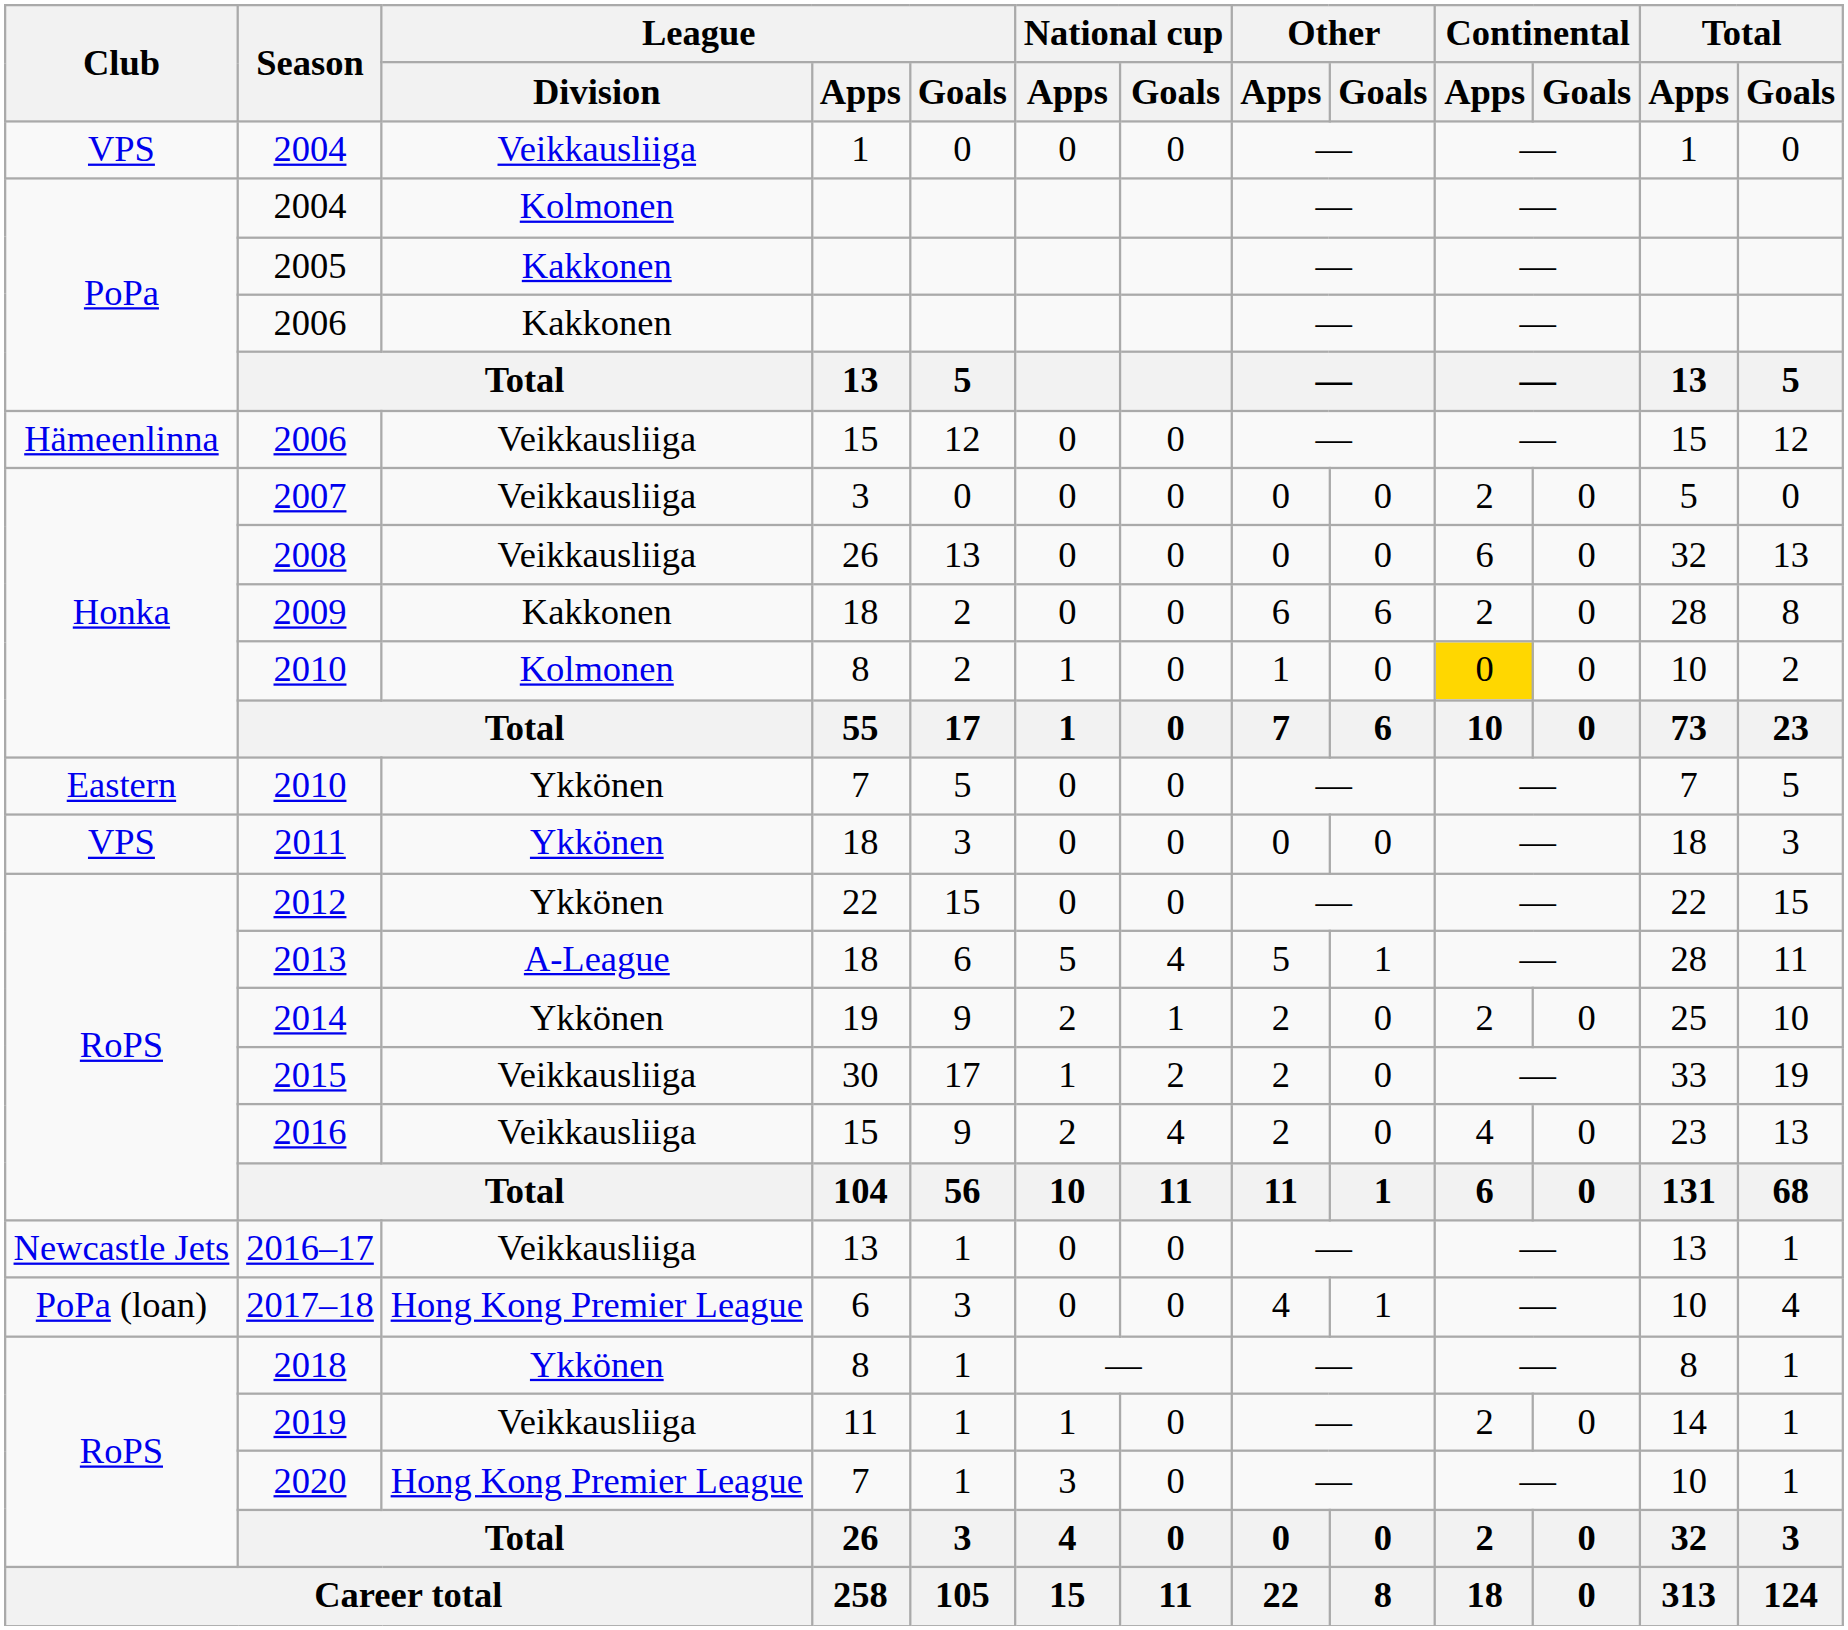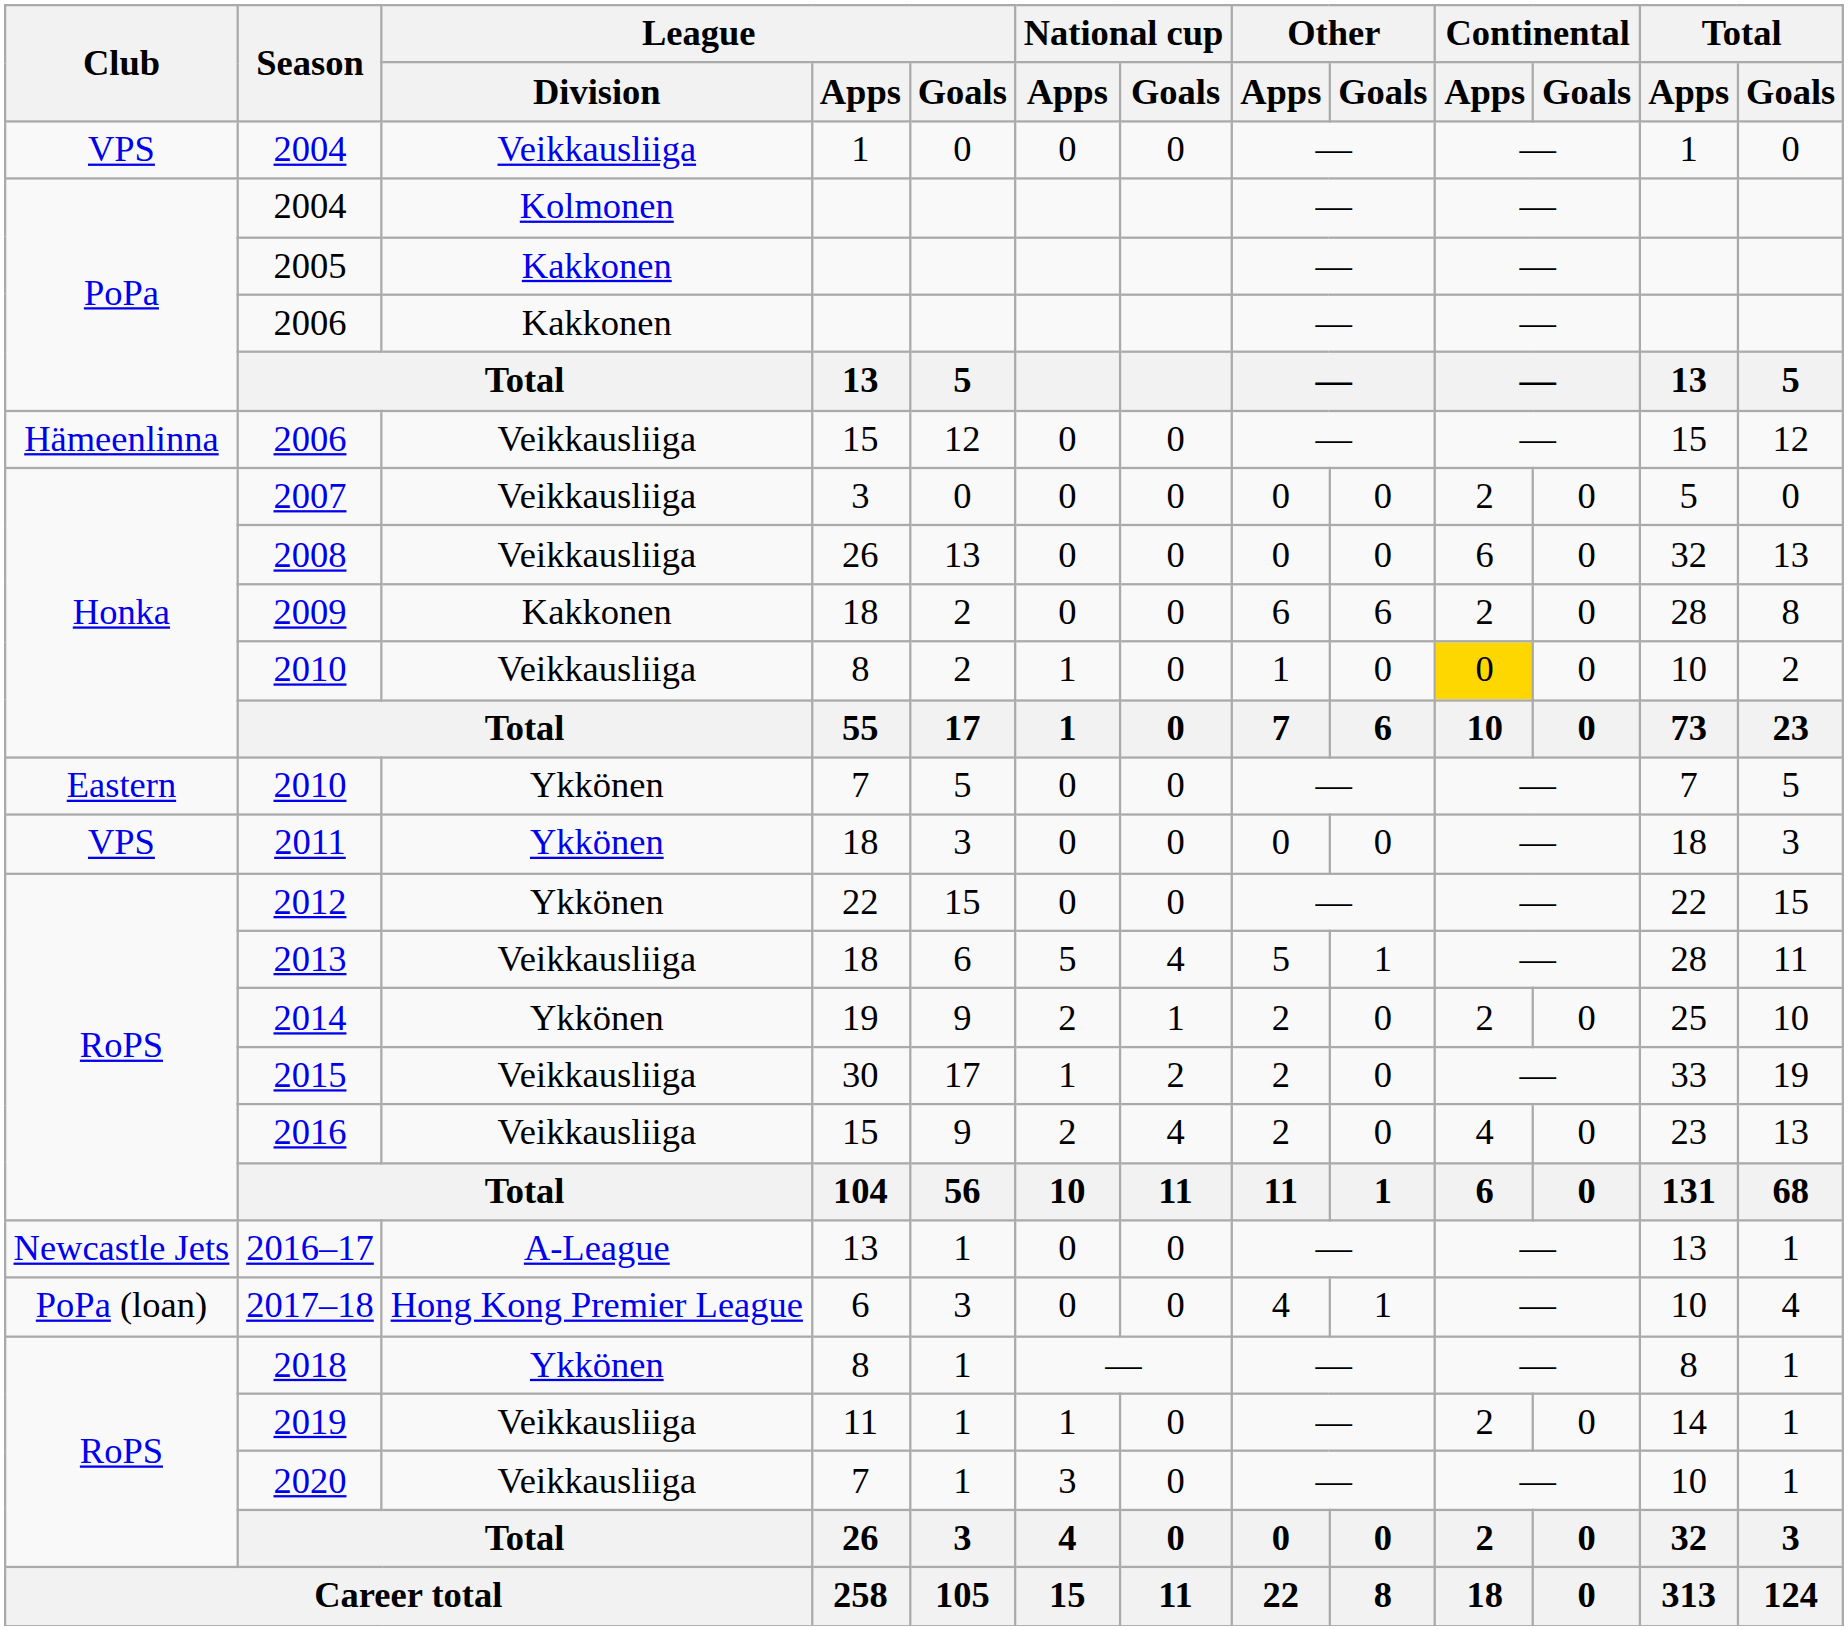(597, 669) Kolmonen -> (597, 669) Veikkausliiga
(597, 959) A-League -> (597, 959) Veikkausliiga
(597, 1248) Veikkausliiga -> (597, 1248) A-League
(597, 1479) Hong Kong Premier League -> (597, 1479) Veikkausliiga
